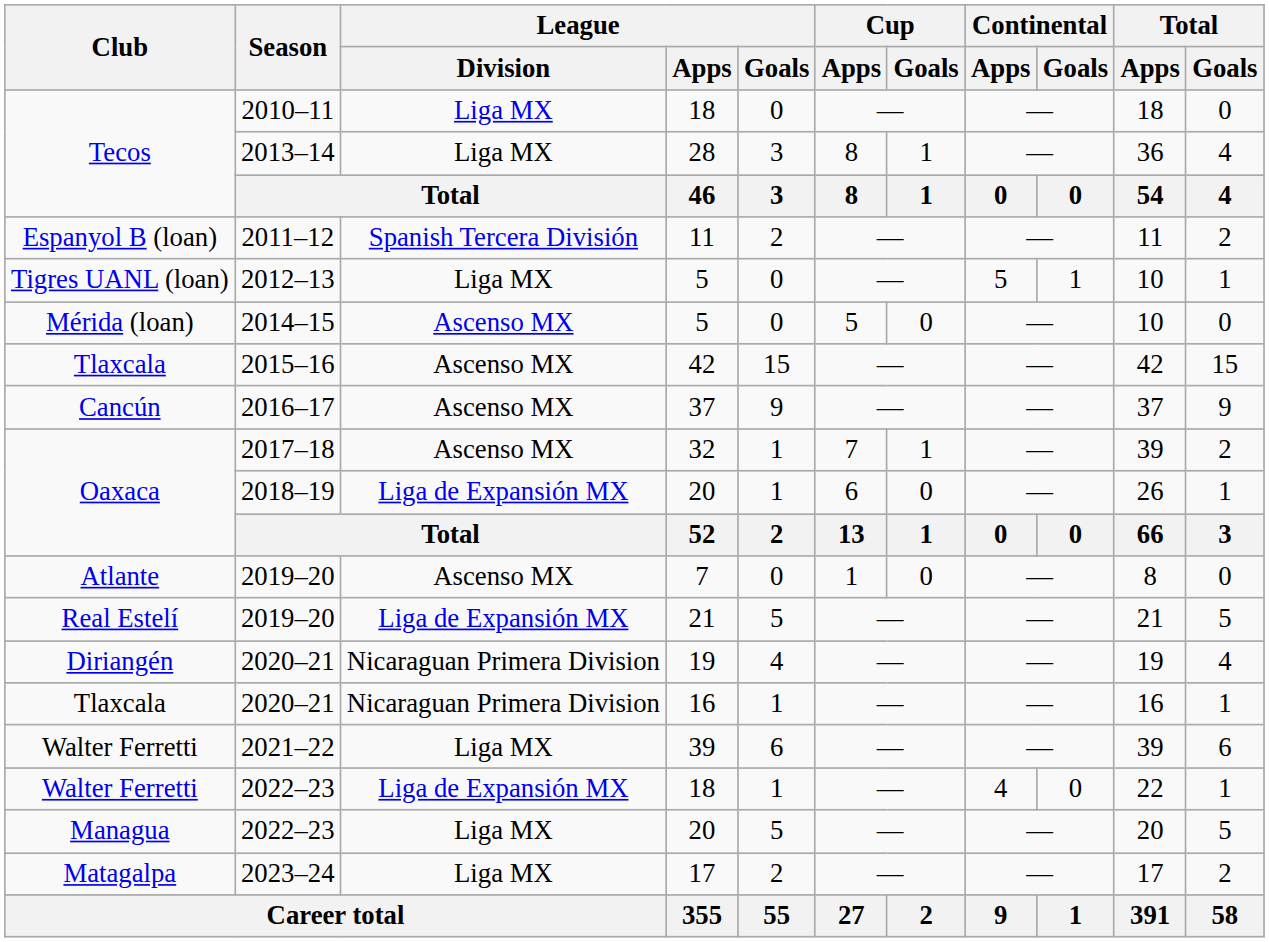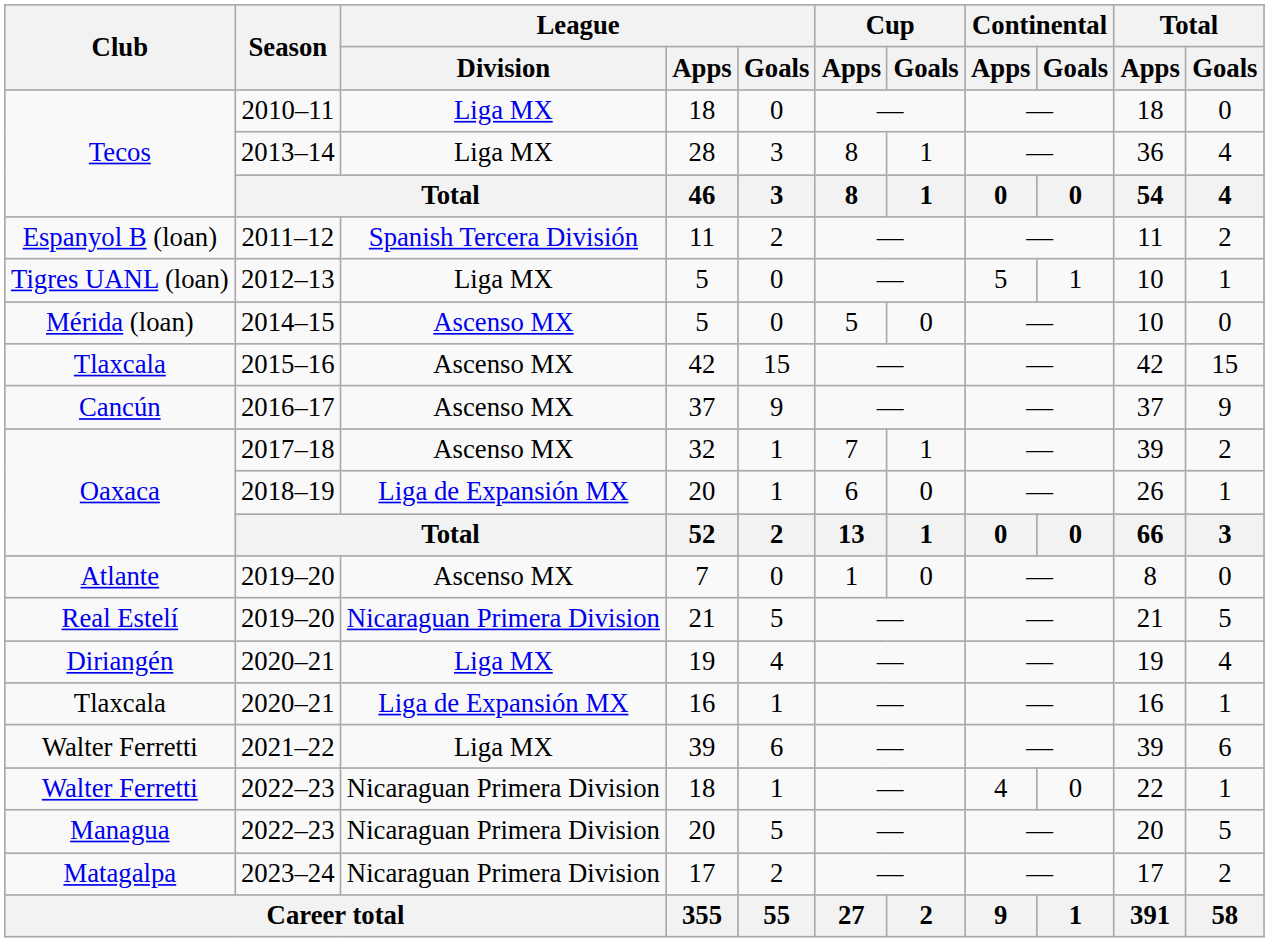(503, 618) Liga de Expansión MX -> (503, 618) Nicaraguan Primera Division
(503, 661) Nicaraguan Primera Division -> (503, 661) Liga MX
(503, 703) Nicaraguan Primera Division -> (503, 703) Liga de Expansión MX
(503, 788) Liga de Expansión MX -> (503, 788) Nicaraguan Primera Division
(503, 830) Liga MX -> (503, 830) Nicaraguan Primera Division
(503, 873) Liga MX -> (503, 873) Nicaraguan Primera Division
